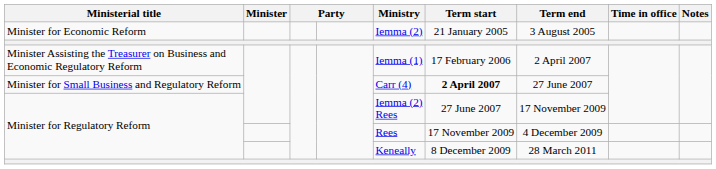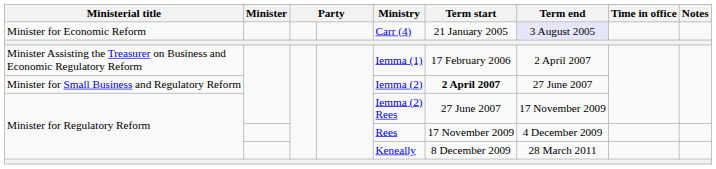(399, 31) Iemma (2) -> (393, 31) Carr (4)
(563, 31) no background -> (563, 31) lavender background
(393, 84) Carr (4) -> (399, 84) Iemma (2)
